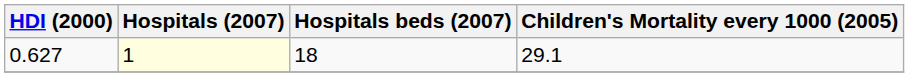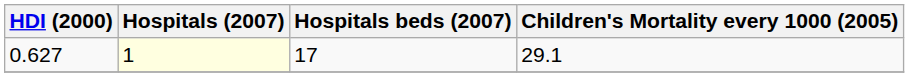(306, 54) 18 -> (306, 54) 17
